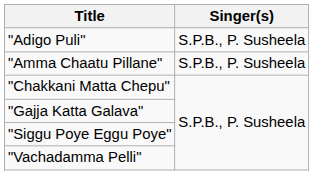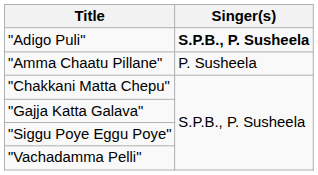(242, 39) normal -> (244, 39) bold
(242, 63) S.P.B., P. Susheela -> (218, 63) P. Susheela
